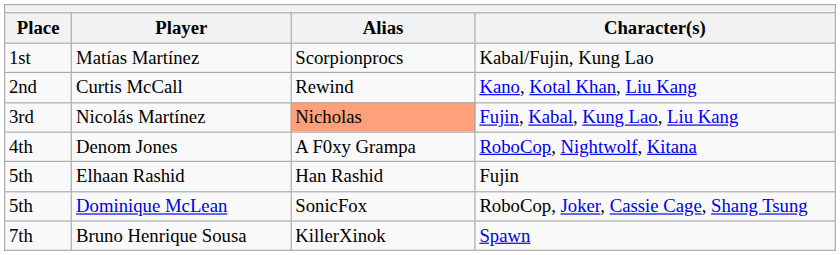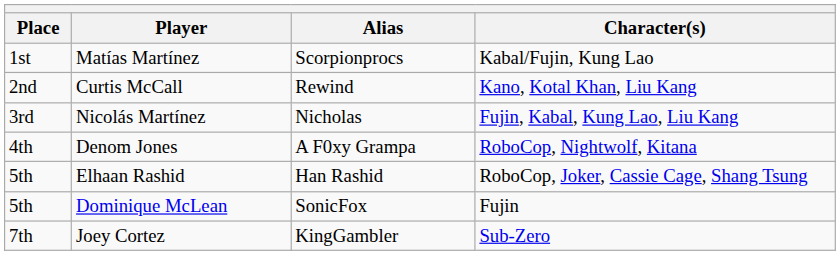(329, 117) lightsalmon background -> (329, 117) no background
(499, 176) Fujin -> (644, 176) RoboCop, Joker, Cassie Cage, Shang Tsung
(644, 206) RoboCop, Joker, Cassie Cage, Shang Tsung -> (499, 206) Fujin
- row: (161, 235)
+ row: (120, 235)
